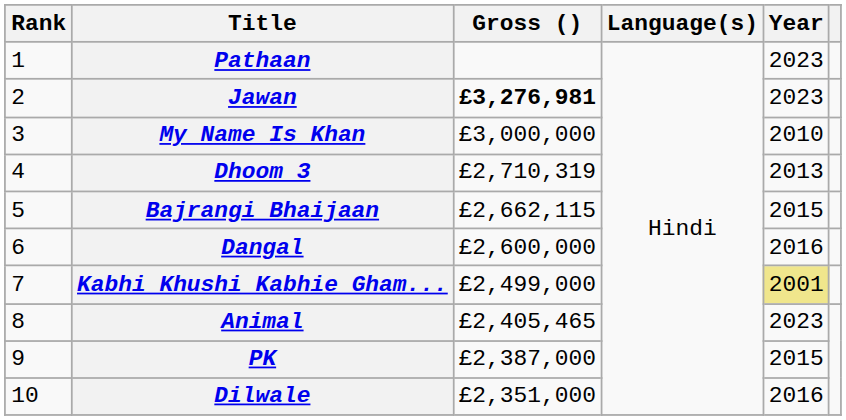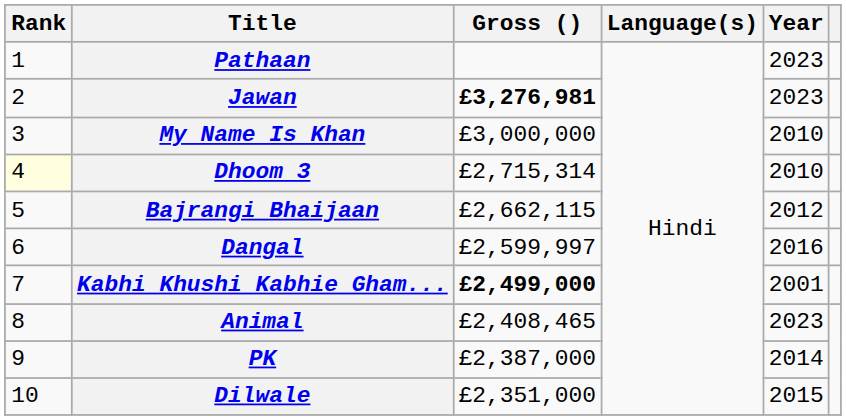(18, 173) no background -> (18, 173) lightyellow background
(527, 173) £2,710,319 -> (527, 173) £2,715,314
(796, 173) 2013 -> (796, 173) 2010
(796, 210) 2015 -> (796, 210) 2012
(527, 247) £2,600,000 -> (527, 247) £2,599,997
(527, 285) normal -> (527, 285) bold
(796, 285) khaki background -> (796, 285) no background
(527, 322) £2,405,465 -> (527, 322) £2,408,465
(796, 359) 2015 -> (796, 359) 2014
(796, 396) 2016 -> (796, 396) 2015
